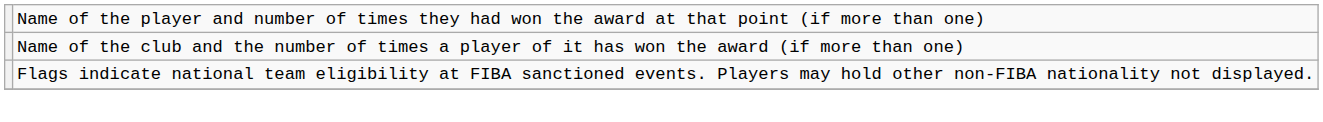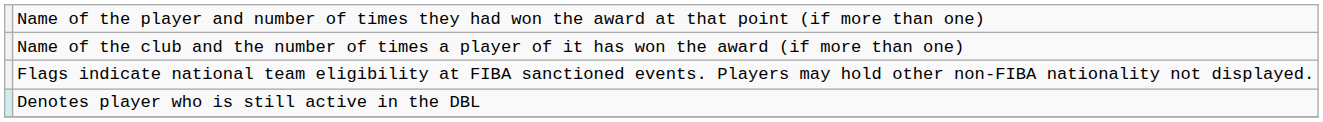+ row: (249, 103)
